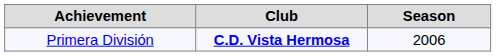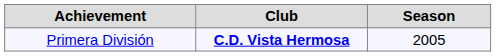(429, 39) 2006 -> (429, 39) 2005
